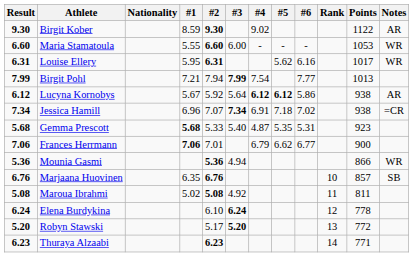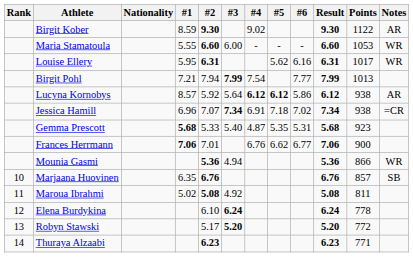columns swapped: (332, 12) <-> (21, 12)
(191, 95) 5.67 -> (187, 95) 8.57
(260, 144) 6.79 -> (256, 144) 6.76
